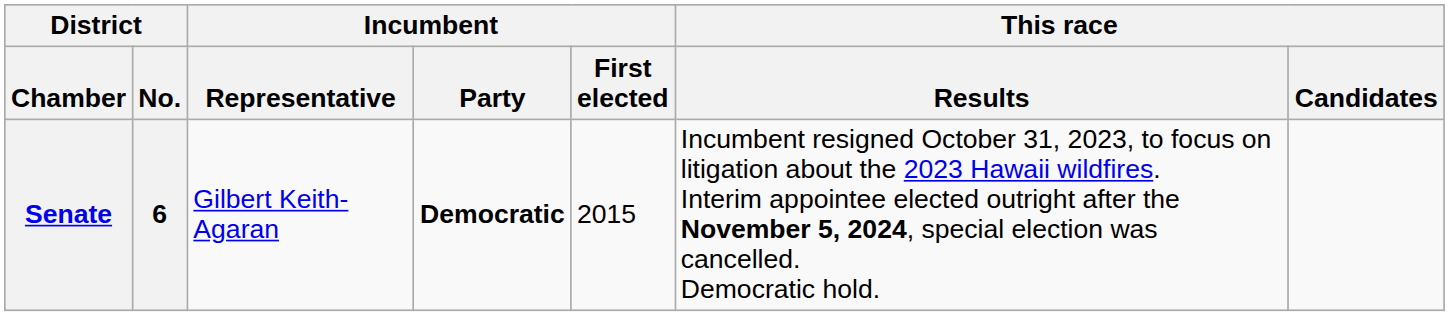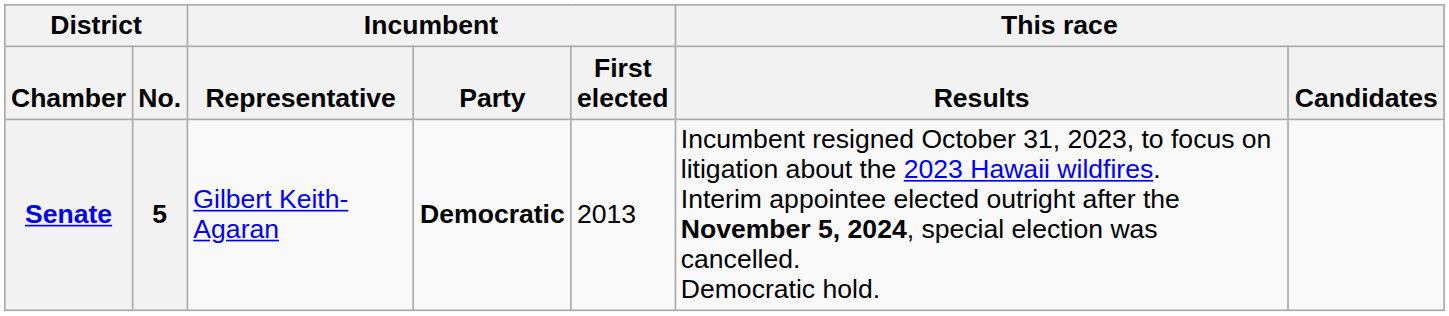(160, 214) 6 -> (160, 214) 5
(607, 214) 2015 -> (607, 214) 2013
